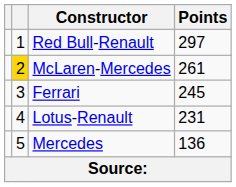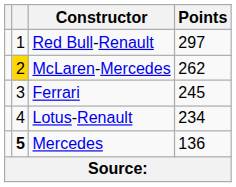(192, 67) 261 -> (192, 67) 262
(192, 118) 231 -> (192, 118) 234
(20, 143) normal -> (20, 143) bold
